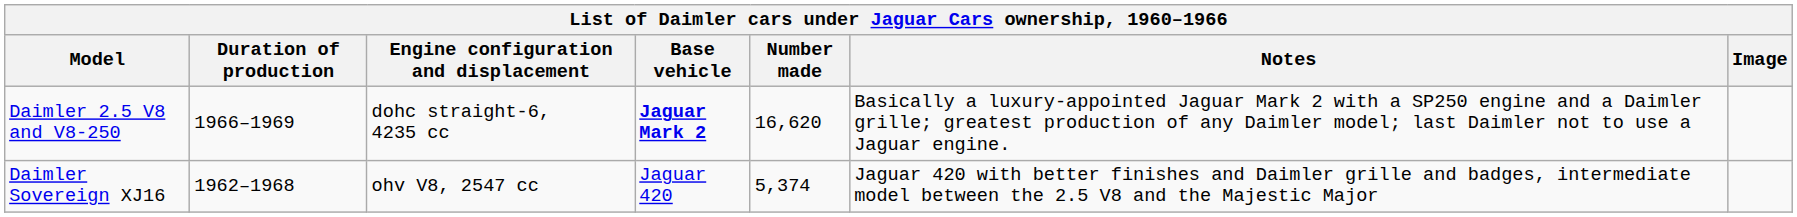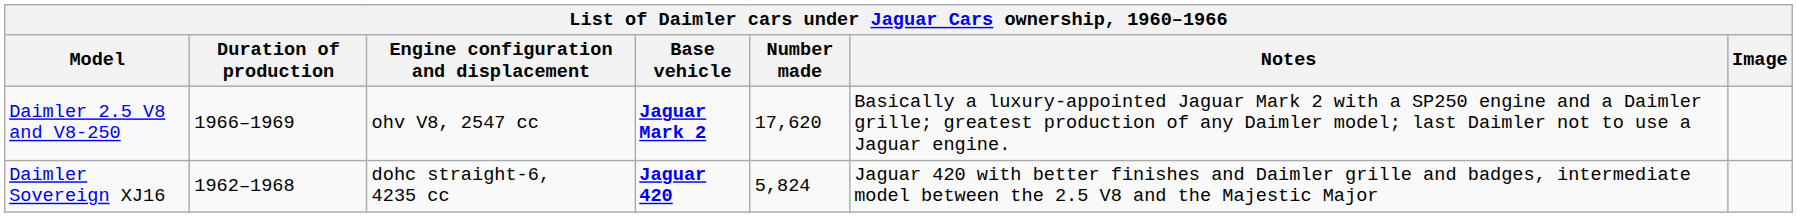(461, 123) dohc straight-6, 4235 cc -> (455, 123) ohv V8, 2547 cc
(788, 123) 16,620 -> (788, 123) 17,620
(455, 186) ohv V8, 2547 cc -> (461, 186) dohc straight-6, 4235 cc
(673, 186) normal -> (673, 186) bold
(783, 186) 5,374 -> (783, 186) 5,824
